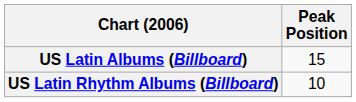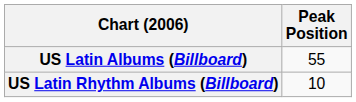(317, 59) 15 -> (317, 59) 55
